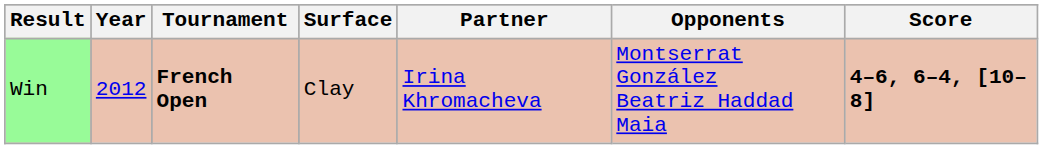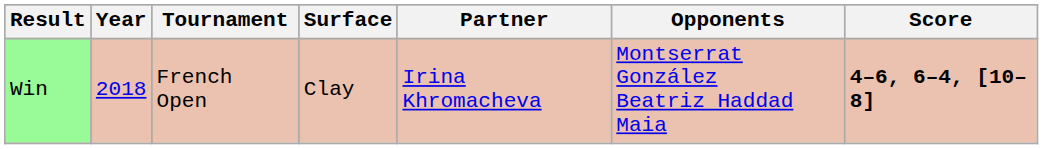(121, 91) 2012 -> (121, 91) 2018
(194, 91) bold -> (194, 91) normal
